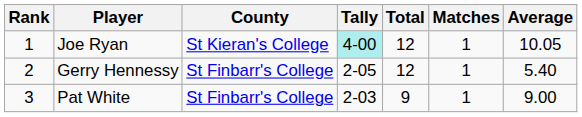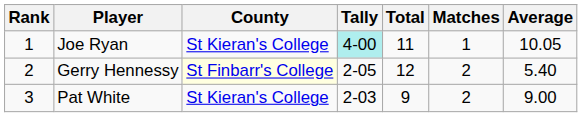(405, 44) 12 -> (405, 44) 11
(260, 71) no background -> (260, 71) lightyellow background
(466, 71) 1 -> (466, 71) 2
(260, 97) St Finbarr's College -> (258, 97) St Kieran's College
(466, 97) 1 -> (466, 97) 2
